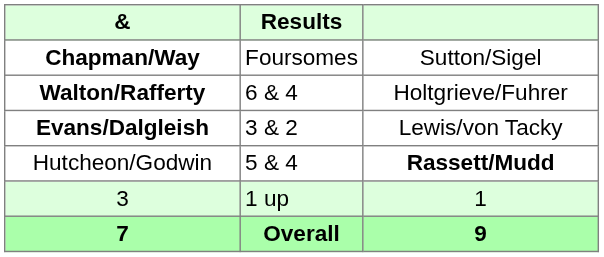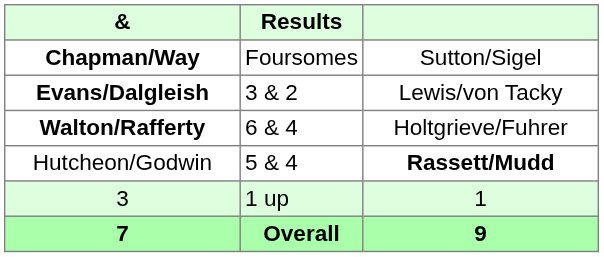rows swapped: (122, 92) <-> (122, 127)
